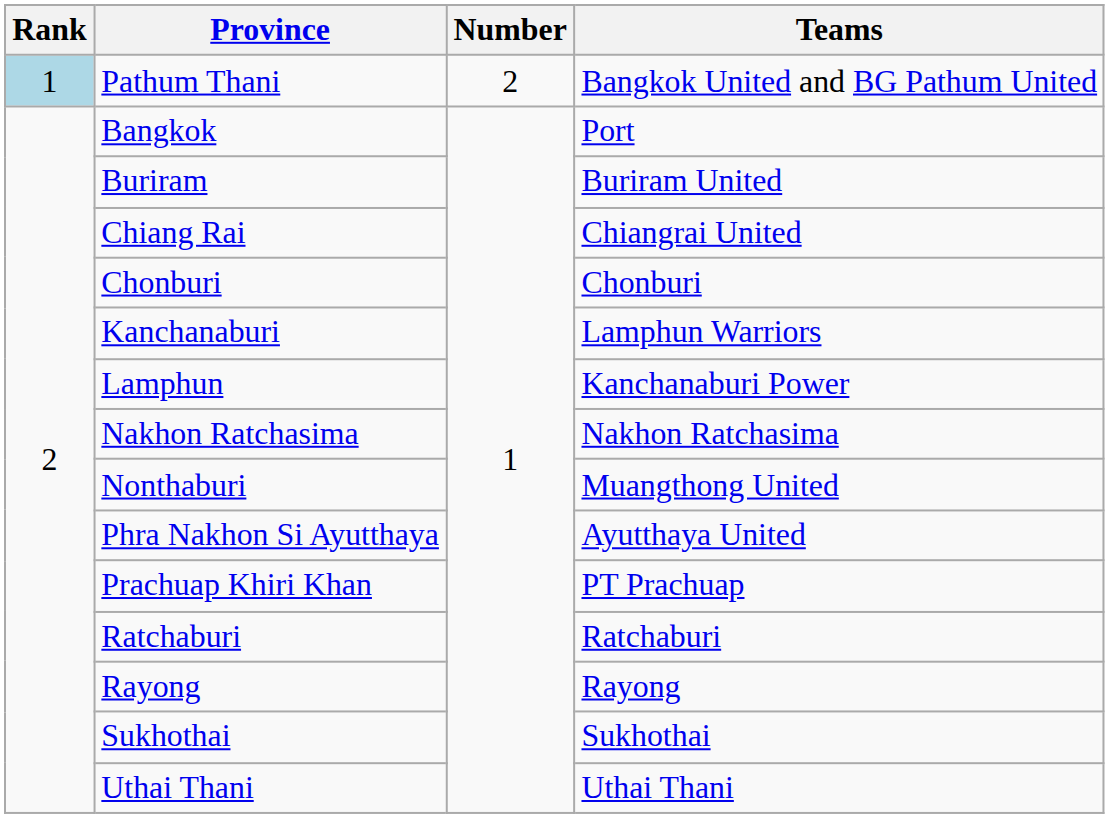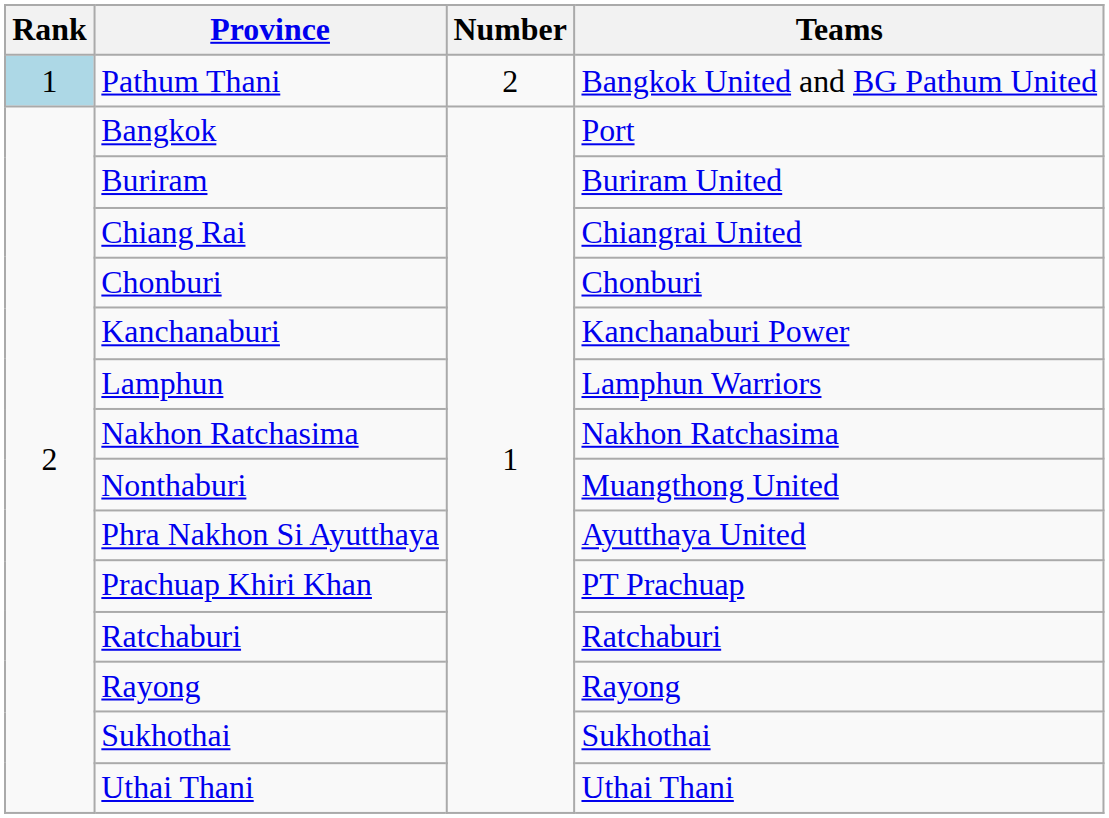(701, 332) Lamphun Warriors -> (715, 332) Kanchanaburi Power
(715, 383) Kanchanaburi Power -> (701, 383) Lamphun Warriors
